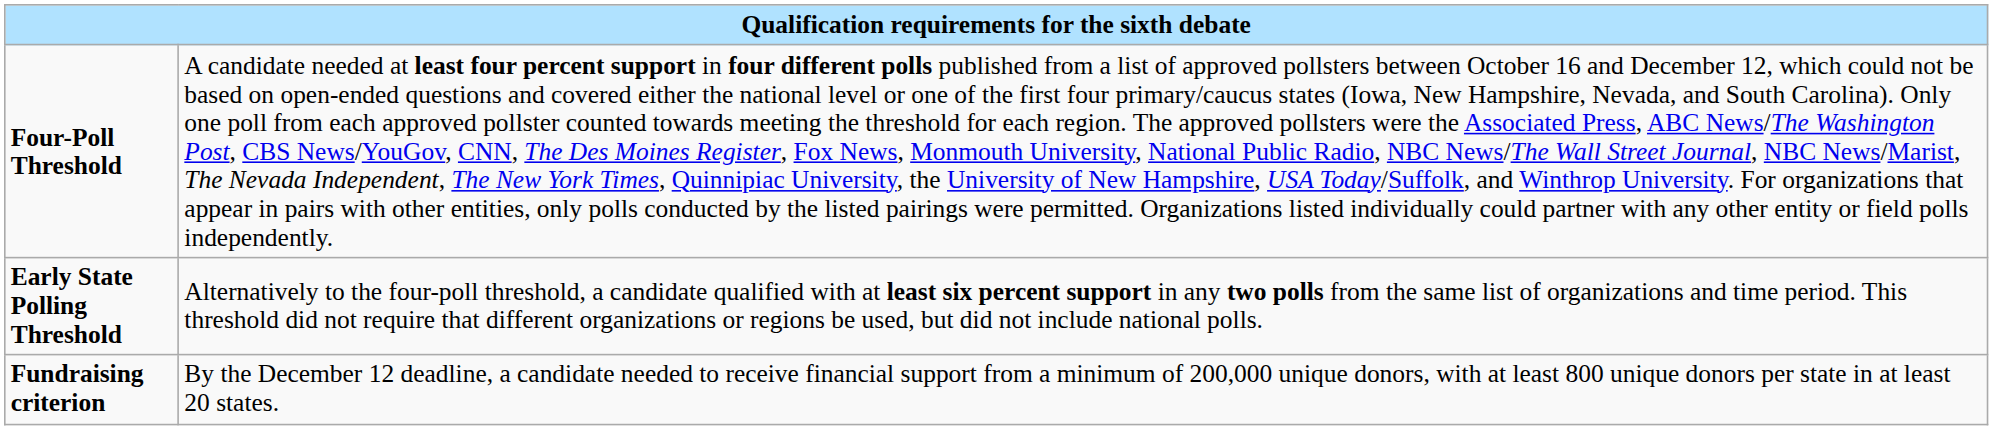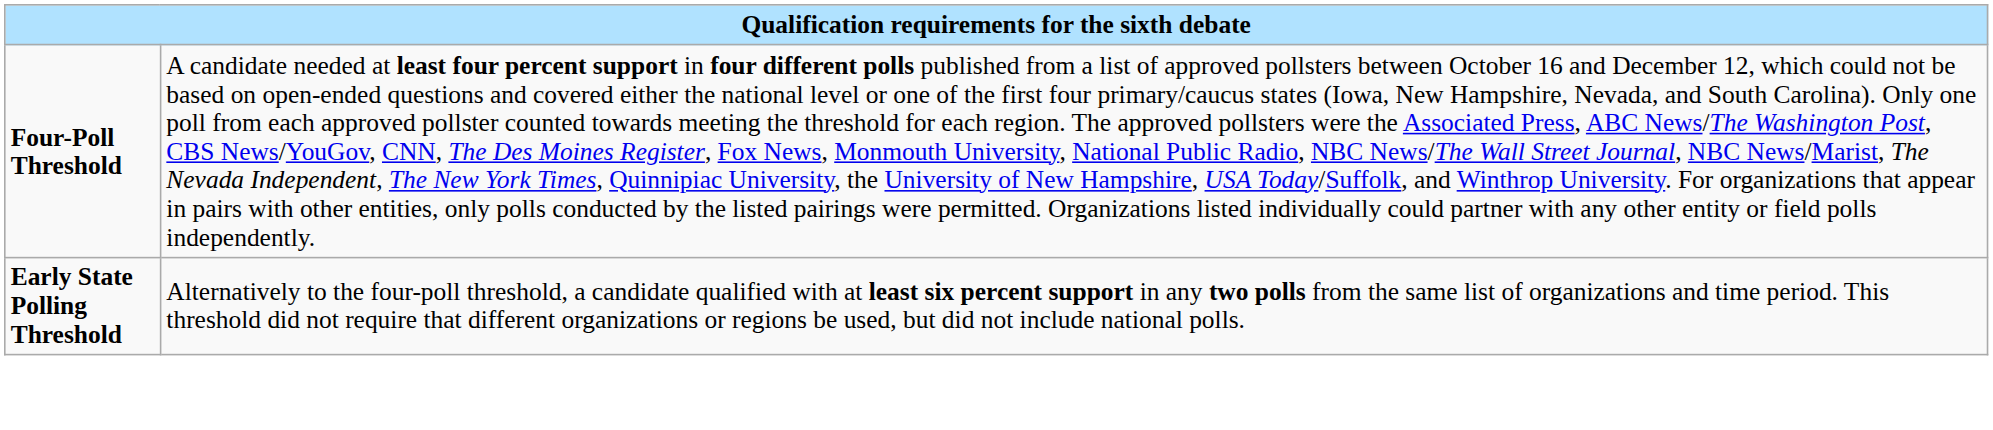- row: (77, 388)
